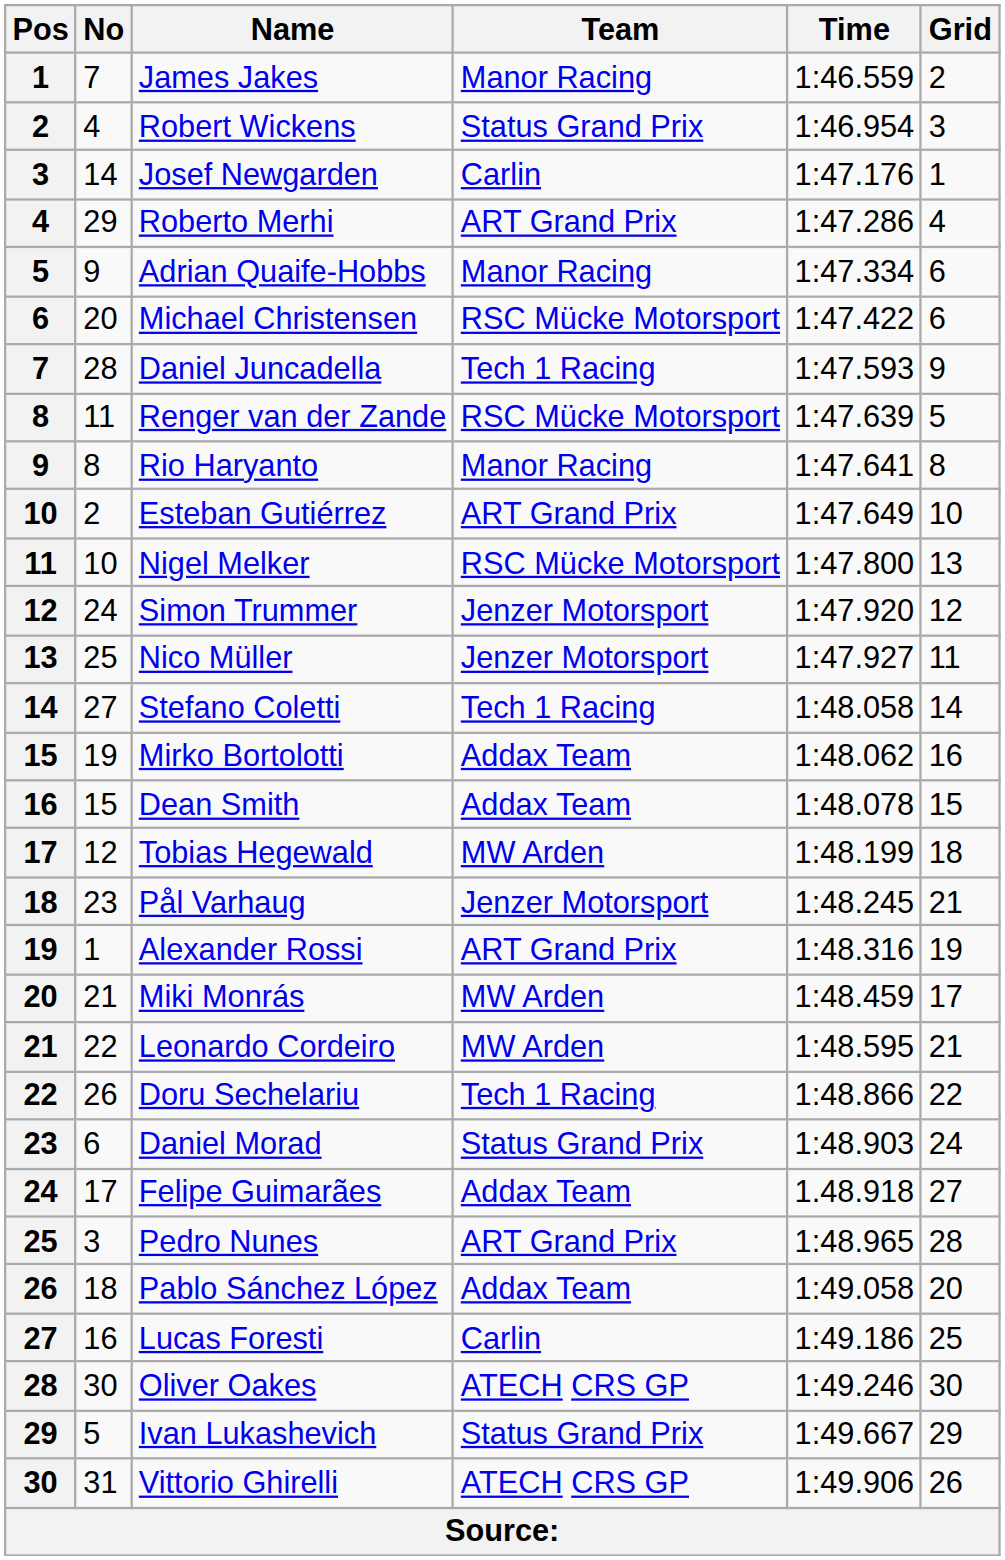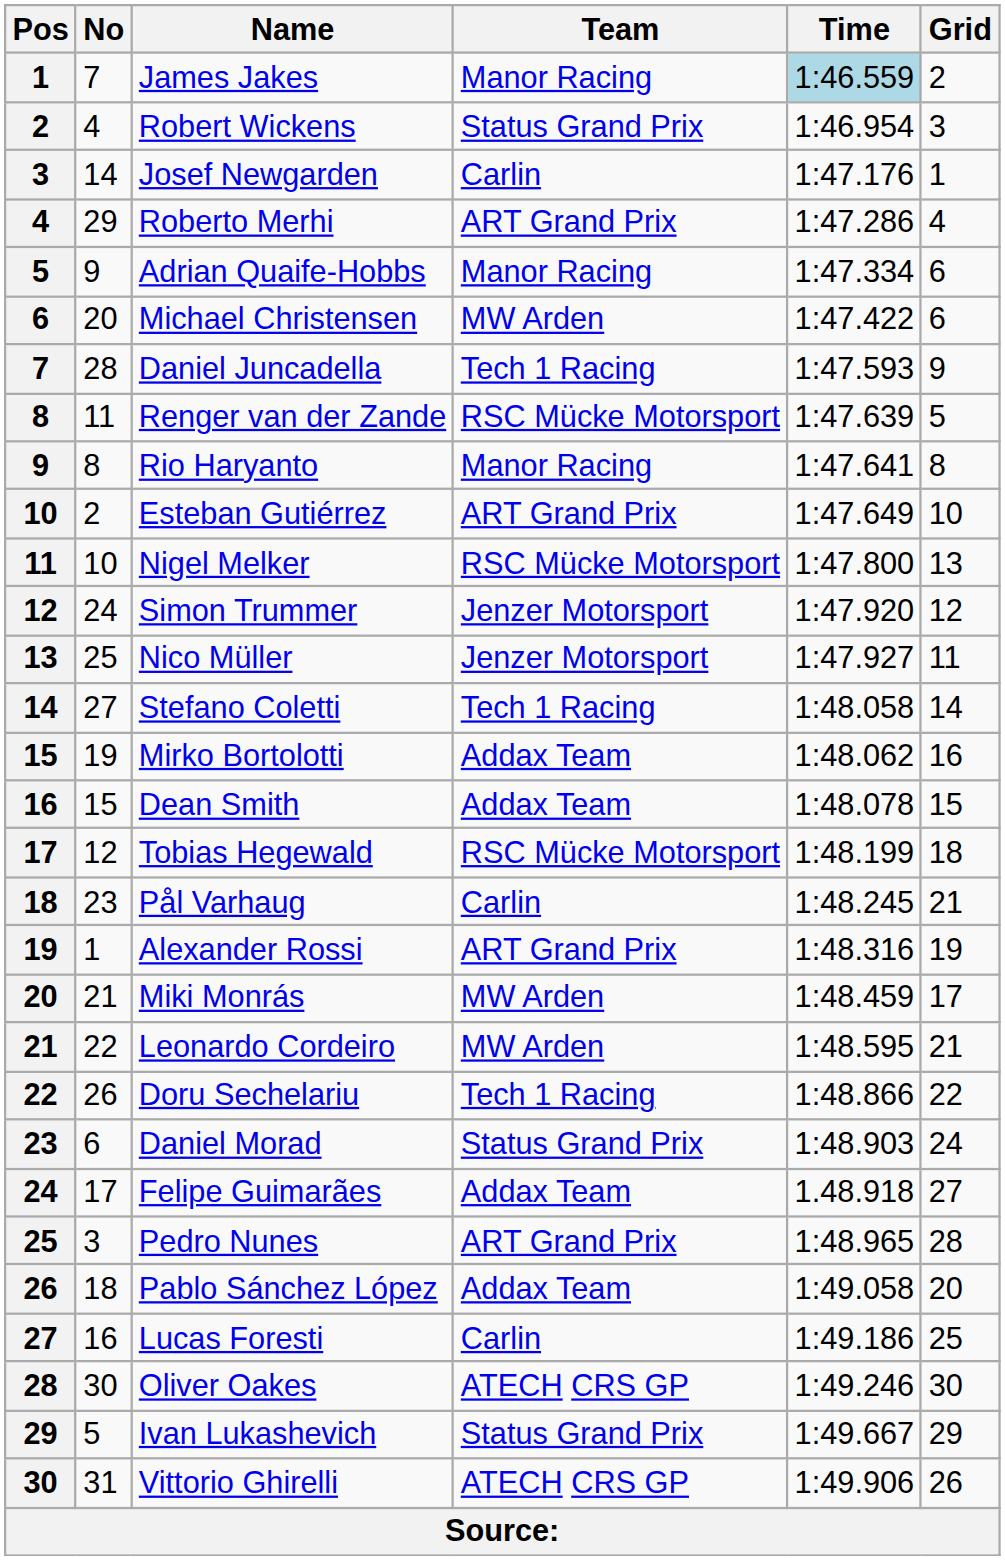(854, 77) no background -> (854, 77) lightblue background
(620, 320) RSC Mücke Motorsport -> (533, 320) MW Arden
(533, 853) MW Arden -> (620, 853) RSC Mücke Motorsport
(585, 901) Jenzer Motorsport -> (501, 901) Carlin
